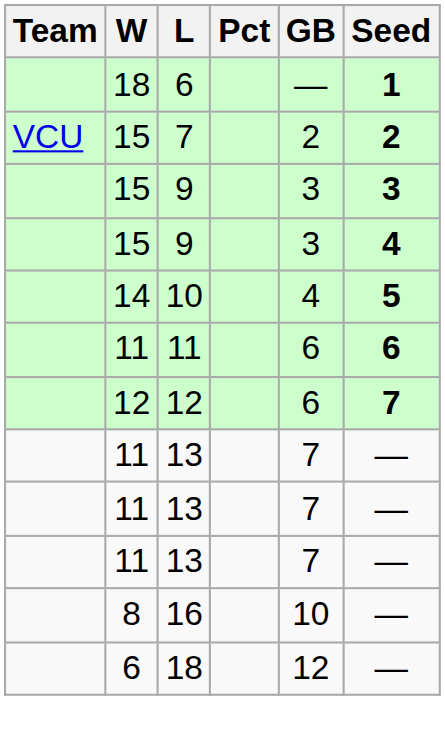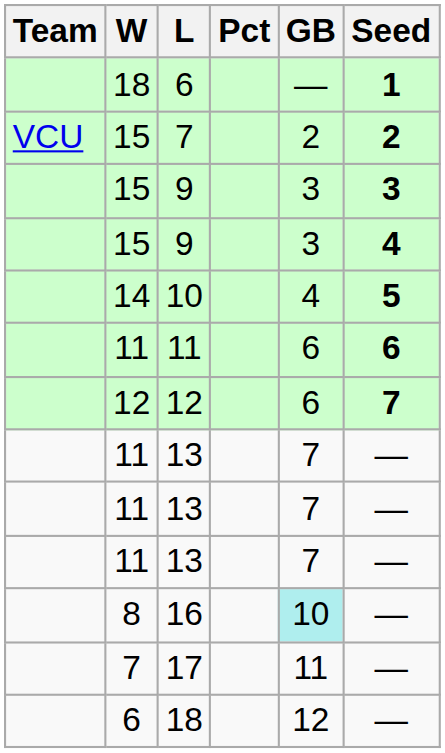(311, 614) no background -> (311, 614) paleturquoise background
+ row: (132, 667)
